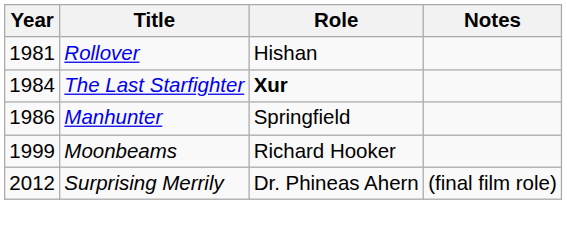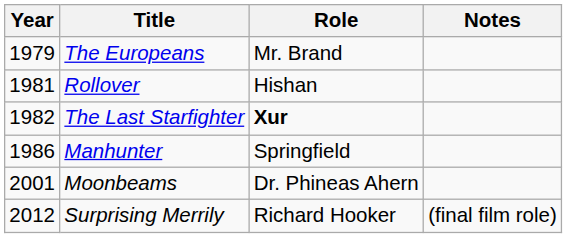+ row: (134, 53)
(32, 85) 1984 -> (32, 118) 1982
(32, 150) 1999 -> (32, 183) 2001
(325, 150) Richard Hooker -> (336, 183) Dr. Phineas Ahern
(336, 183) Dr. Phineas Ahern -> (325, 215) Richard Hooker
